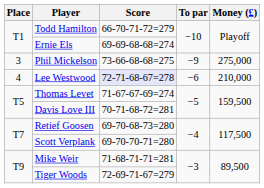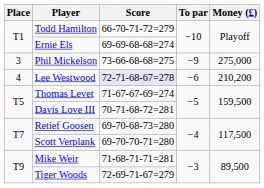(235, 77) 210,000 -> (235, 77) 210,200
